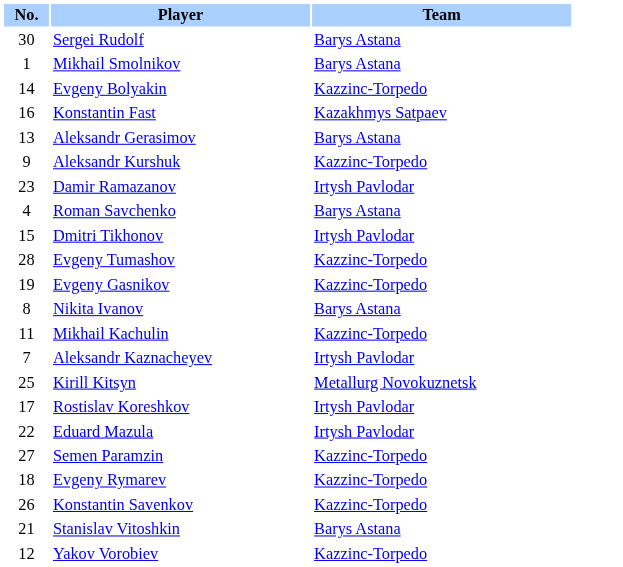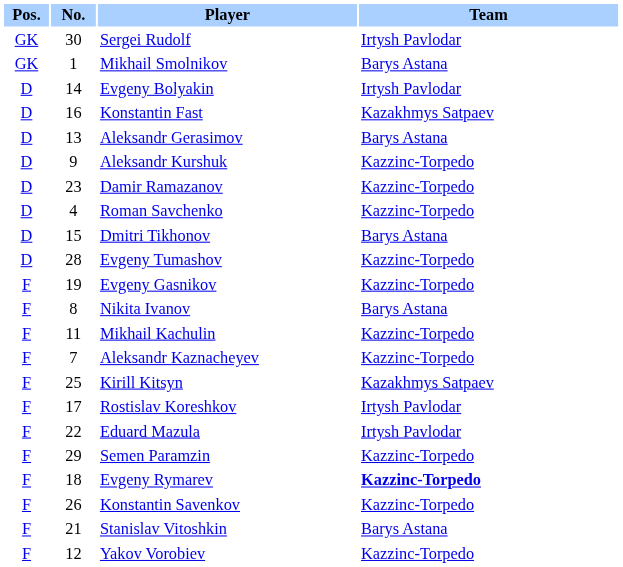+ column: (26, 15)
(357, 39) Barys Astana -> (411, 39) Irtysh Pavlodar
(371, 88) Kazzinc-Torpedo -> (411, 88) Irtysh Pavlodar
(364, 186) Irtysh Pavlodar -> (418, 186) Kazzinc-Torpedo
(357, 211) Barys Astana -> (418, 211) Kazzinc-Torpedo
(364, 235) Irtysh Pavlodar -> (404, 235) Barys Astana
(364, 357) Irtysh Pavlodar -> (418, 357) Kazzinc-Torpedo
(395, 382) Metallurg Novokuznetsk -> (427, 382) Kazakhmys Satpaev
(26, 455) 27 -> (73, 455) 29
(371, 480) normal -> (421, 480) bold
